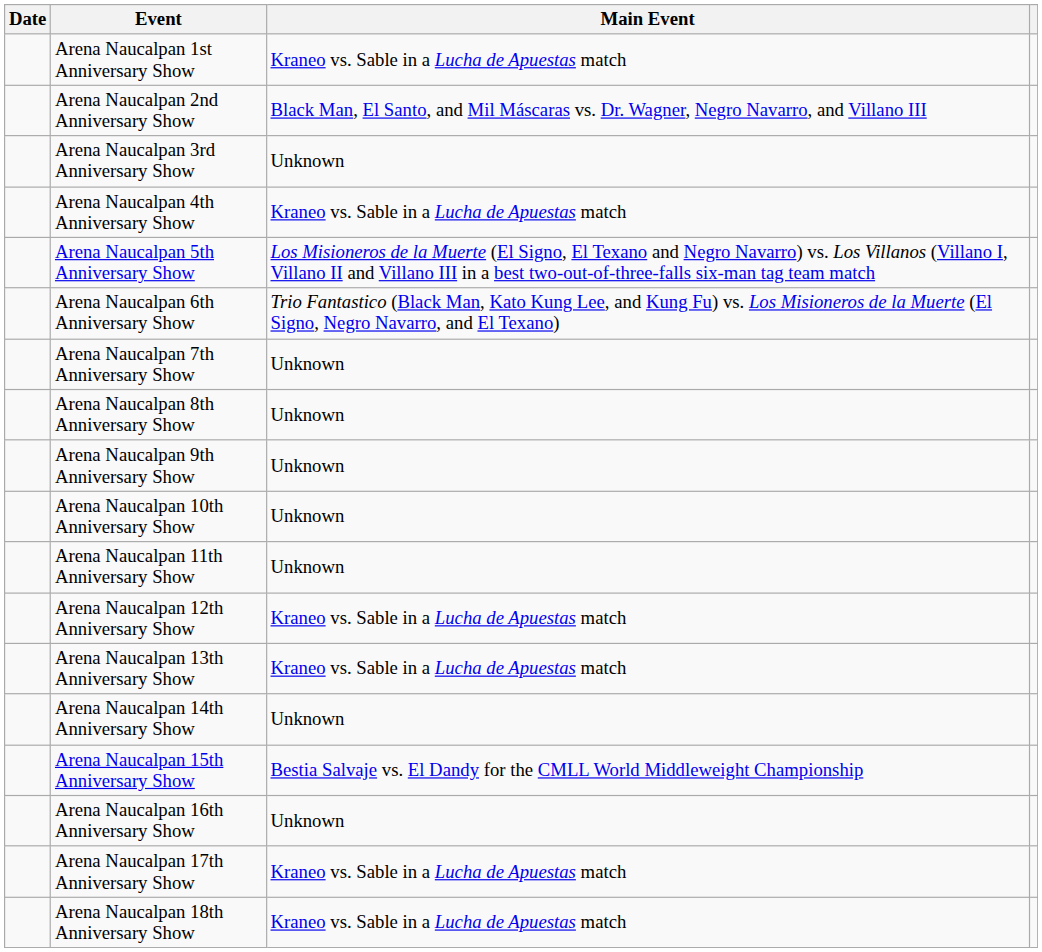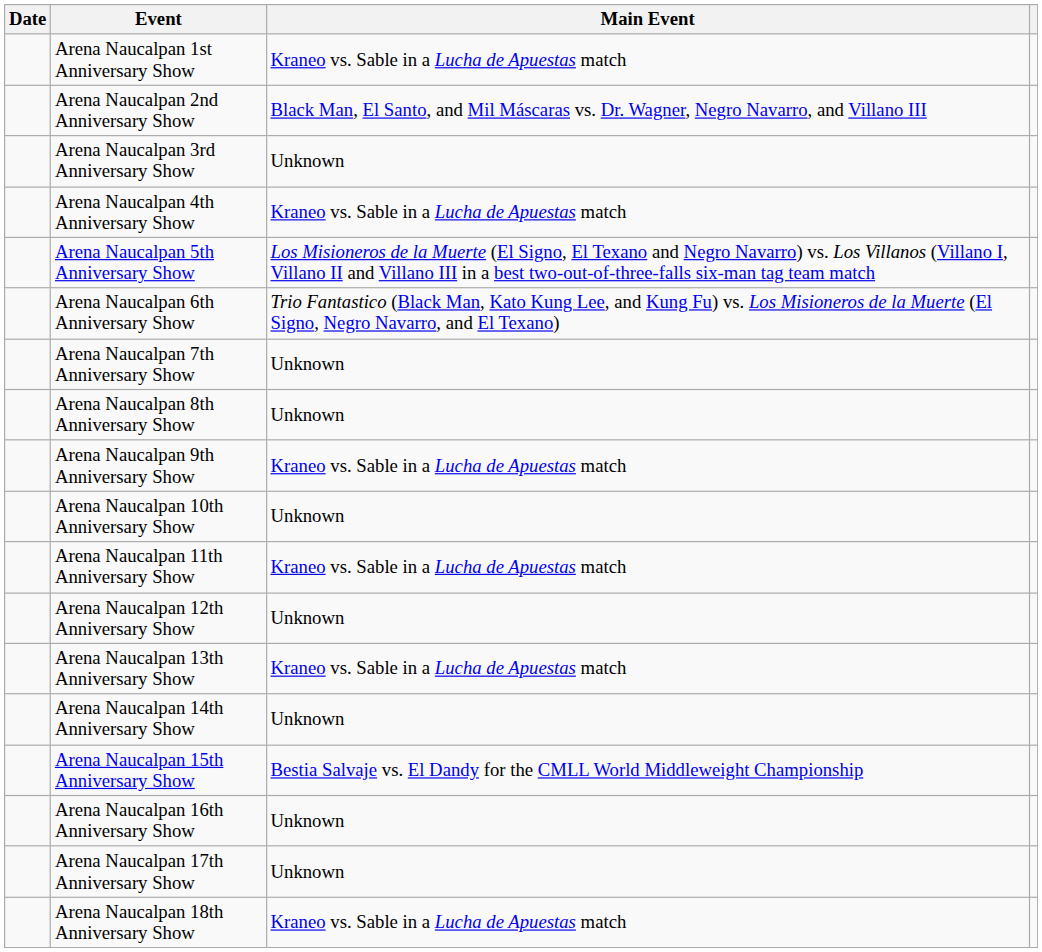(307, 465) Unknown -> (448, 465) Kraneo vs. Sable in a Lucha de Apuestas match
(307, 567) Unknown -> (448, 567) Kraneo vs. Sable in a Lucha de Apuestas match
(448, 617) Kraneo vs. Sable in a Lucha de Apuestas match -> (307, 617) Unknown
(448, 871) Kraneo vs. Sable in a Lucha de Apuestas match -> (307, 871) Unknown
